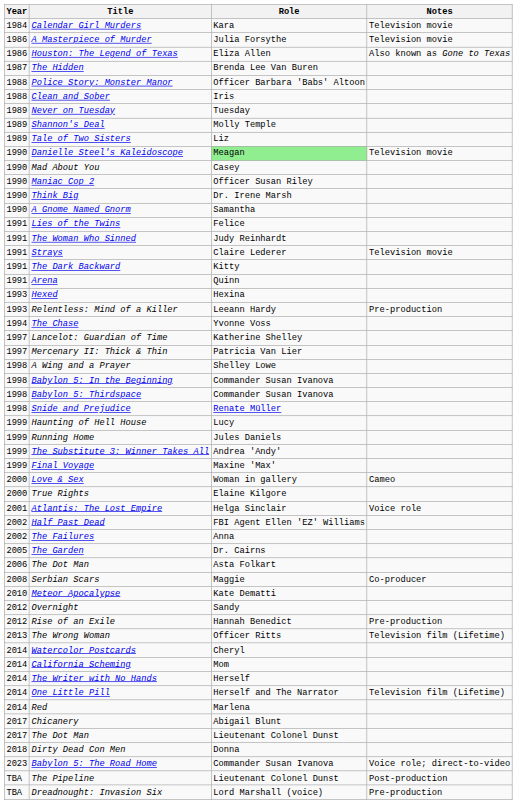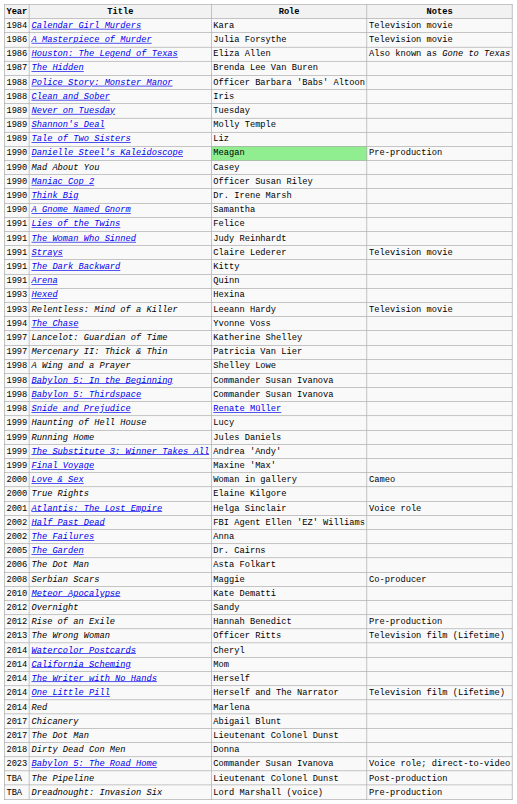(411, 153) Television movie -> (406, 153) Pre-production
(406, 310) Pre-production -> (411, 310) Television movie
